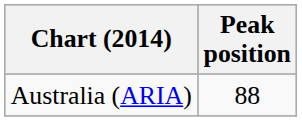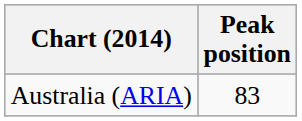(247, 94) 88 -> (247, 94) 83
